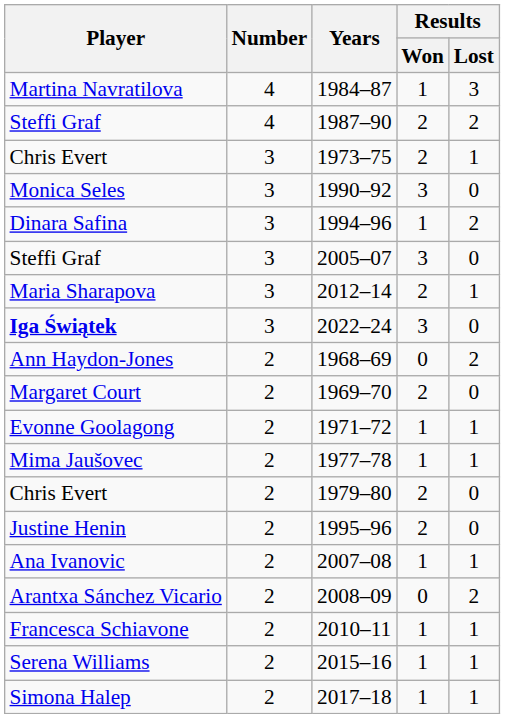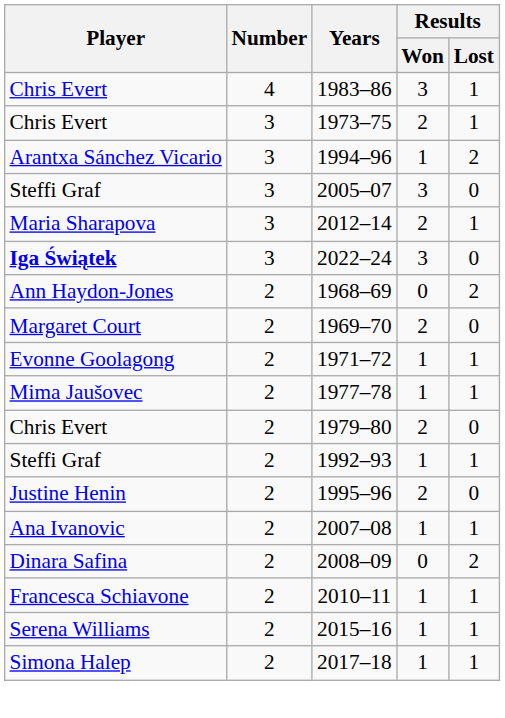+ row: (354, 88)
- row: (354, 88)
- row: (354, 122)
- row: (354, 190)
(68, 223) Dinara Safina -> (116, 156) Arantxa Sánchez Vicario
+ row: (354, 460)
(116, 595) Arantxa Sánchez Vicario -> (68, 561) Dinara Safina
